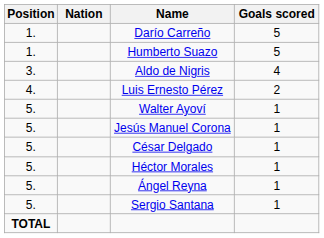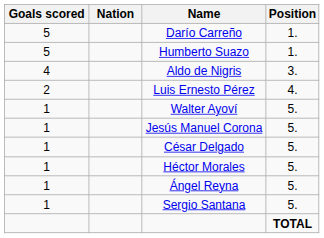columns swapped: (31, 14) <-> (277, 14)
